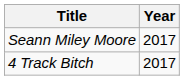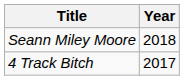(159, 39) 2017 -> (159, 39) 2018
